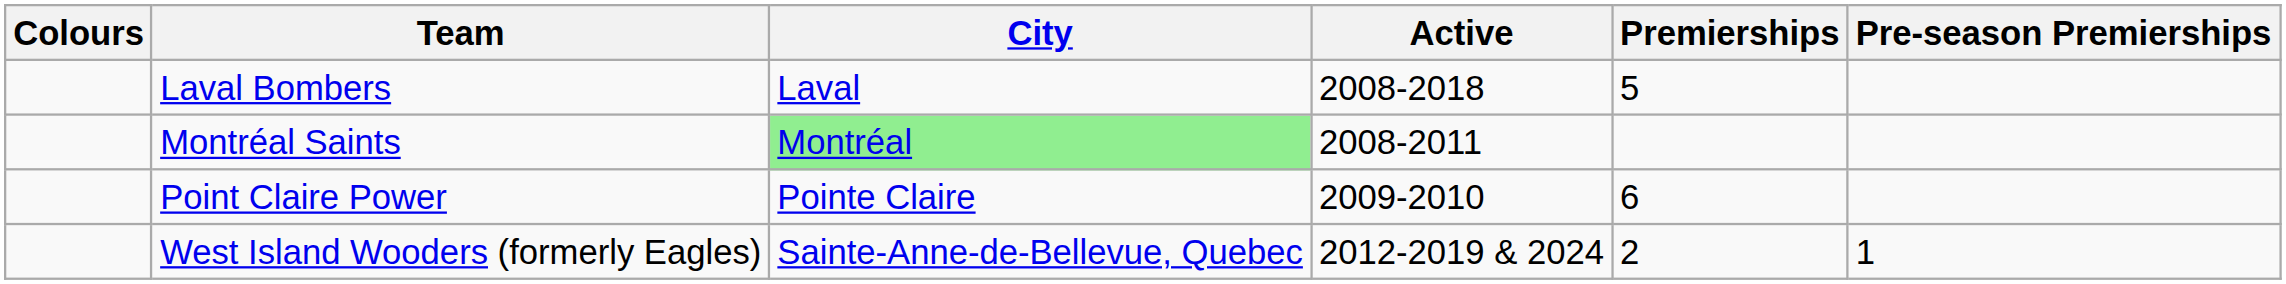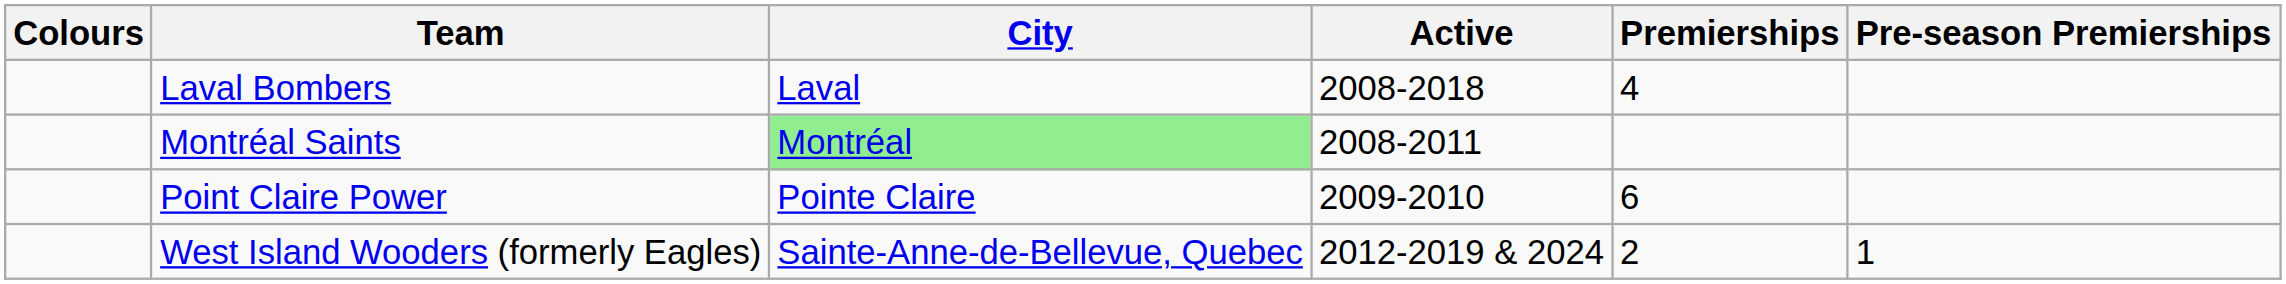(1630, 88) 5 -> (1630, 88) 4
